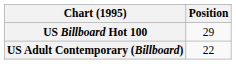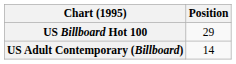(209, 50) 22 -> (209, 50) 14
